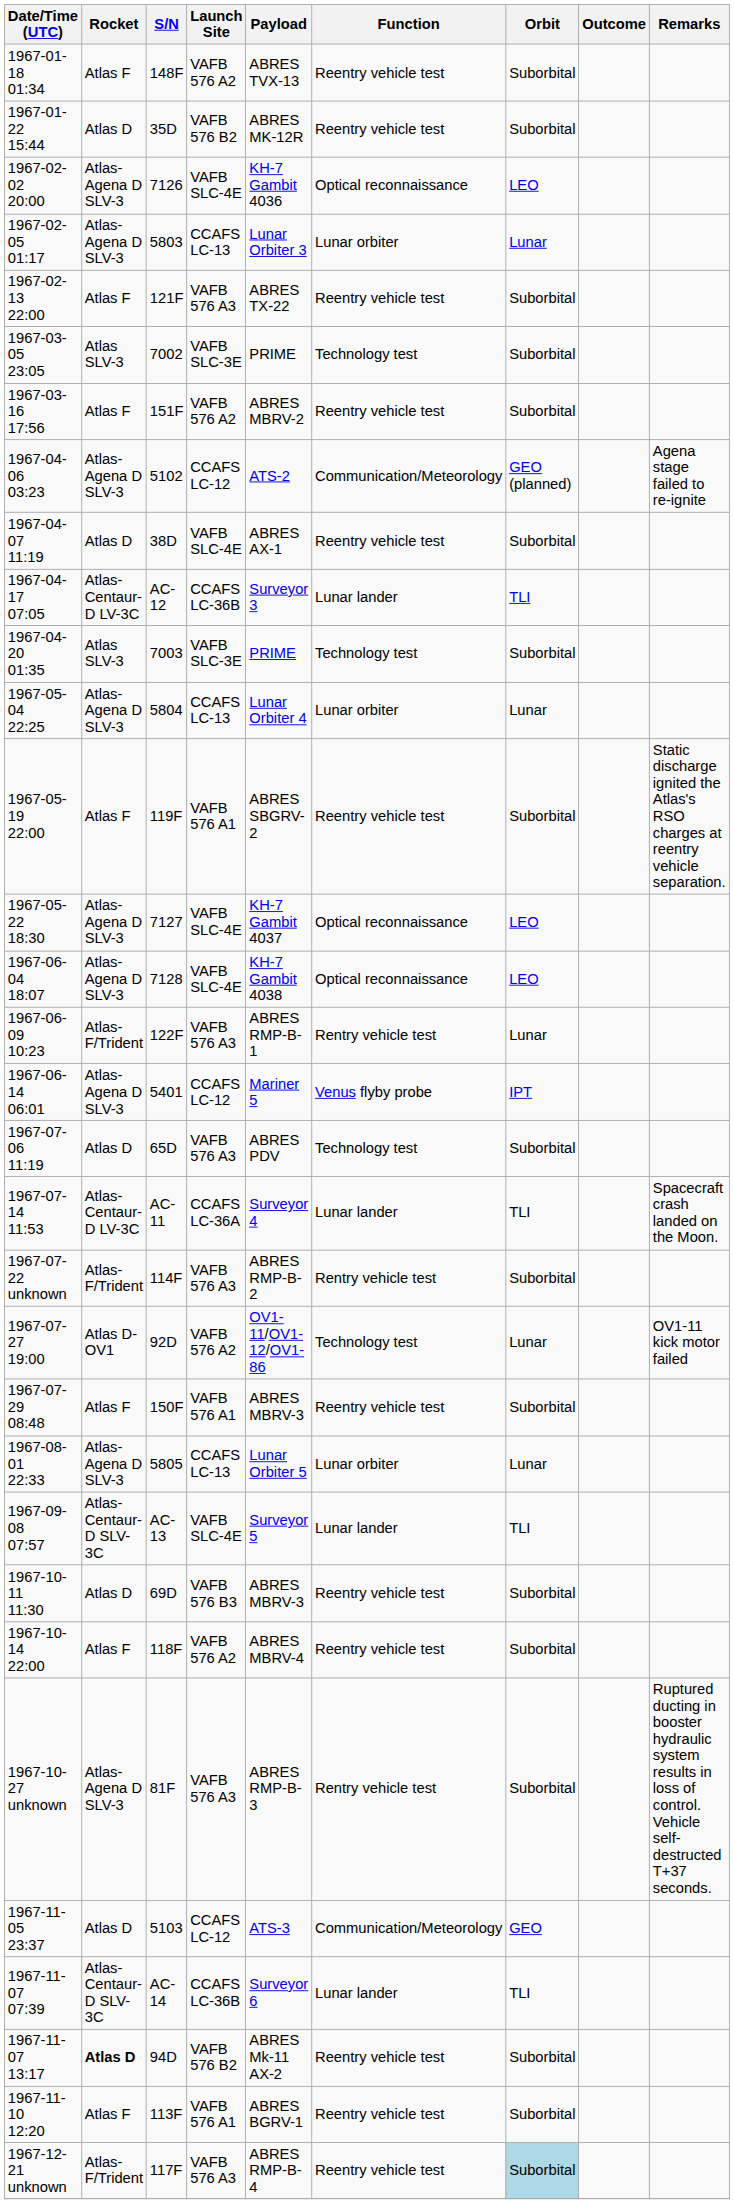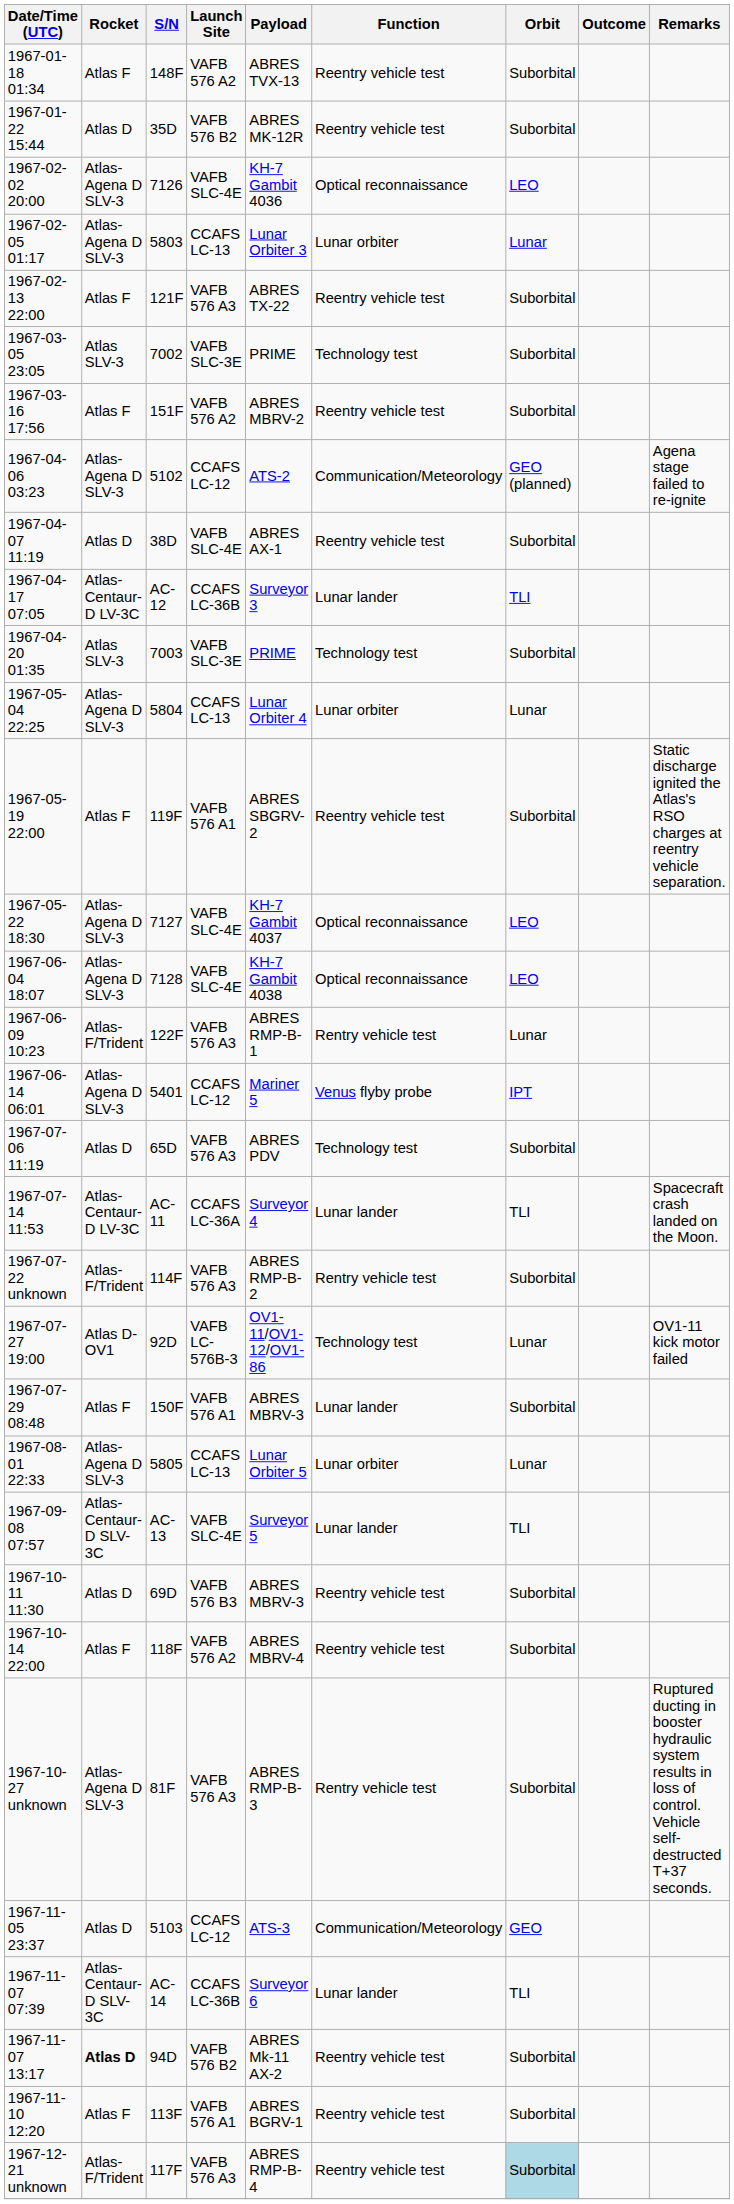(213, 1342) VAFB 576 A2 -> (214, 1342) VAFB LC-576B-3
(380, 1407) Reentry vehicle test -> (356, 1407) Lunar lander
